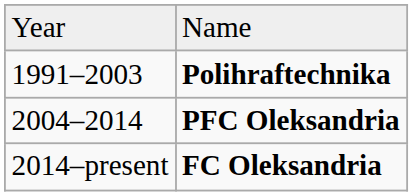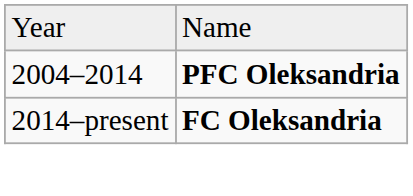- row: (286, 73)
